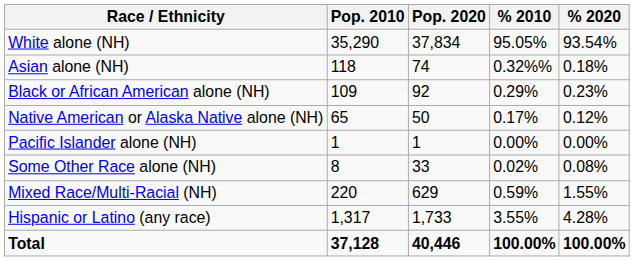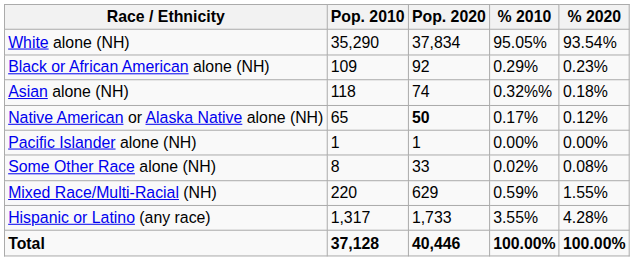rows swapped: (139, 92) <-> (68, 67)
(421, 117) normal -> (421, 117) bold
